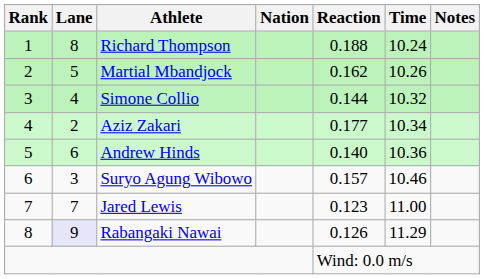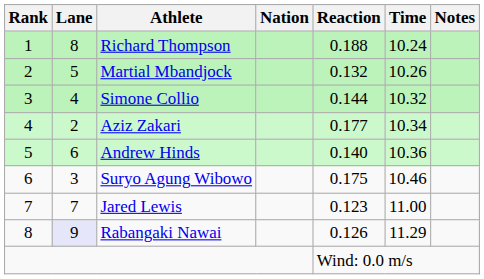(349, 71) 0.162 -> (349, 71) 0.132
(349, 179) 0.157 -> (349, 179) 0.175
